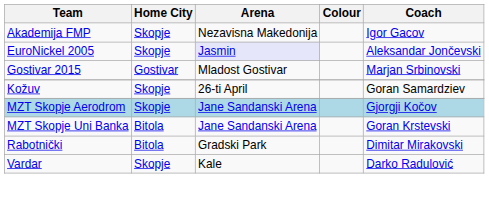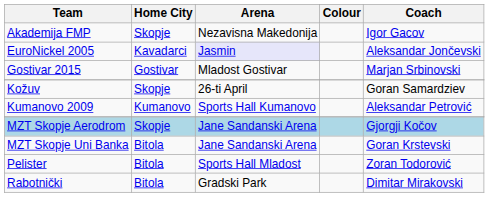(152, 51) Skopje -> (160, 51) Kavadarci
+ row: (50, 107)
+ row: (27, 164)
- row: (24, 164)
